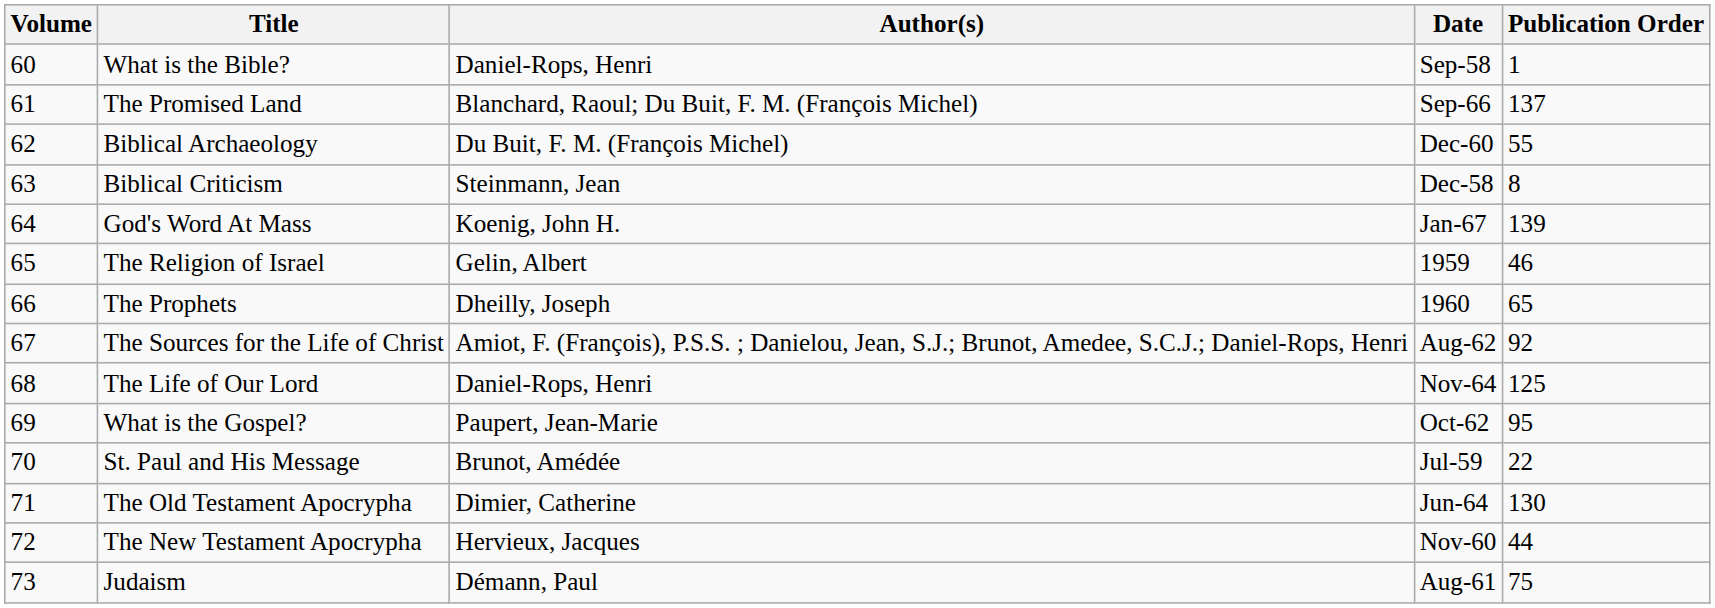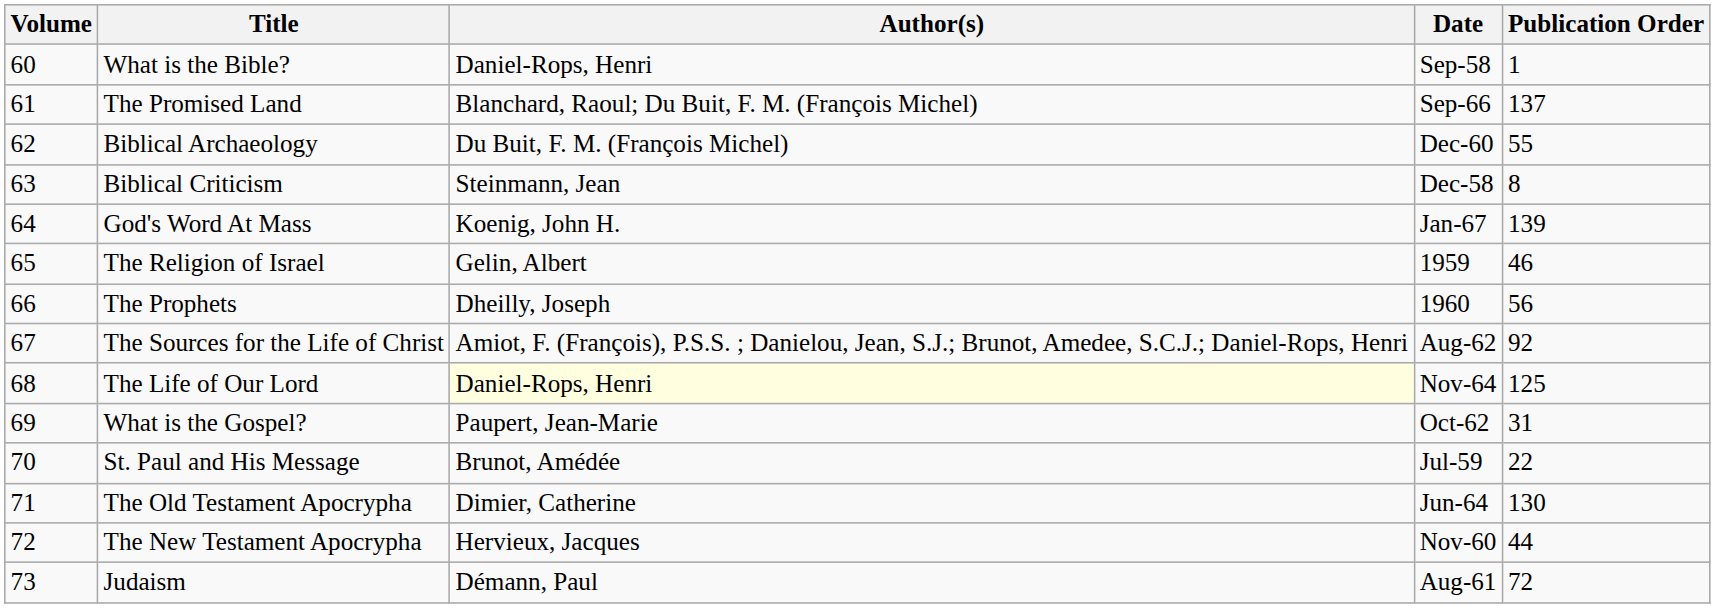(1521, 303) 65 -> (1521, 303) 56
(554, 382) no background -> (554, 382) lightyellow background
(1521, 422) 95 -> (1521, 422) 31
(1521, 582) 75 -> (1521, 582) 72
